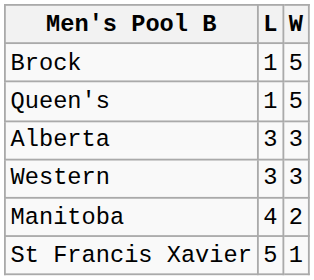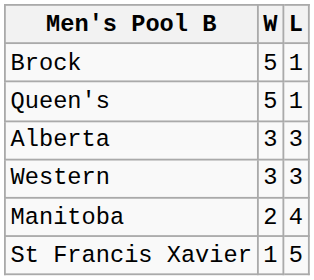columns swapped: (296, 24) <-> (270, 24)
